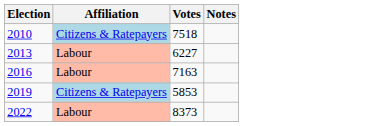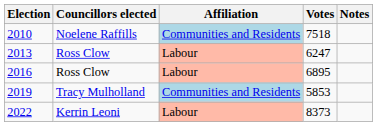+ column: (106, 14)
(111, 33) Citizens & Ratepayers -> (231, 33) Communities and Residents
(185, 53) 6227 -> (318, 53) 6247
(185, 72) 7163 -> (318, 72) 6895
(111, 92) Citizens & Ratepayers -> (231, 92) Communities and Residents
